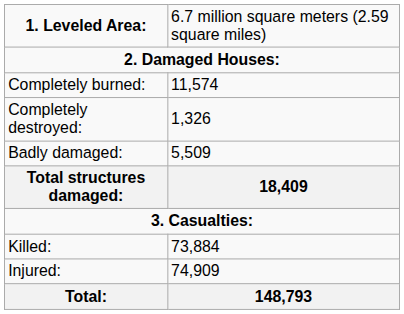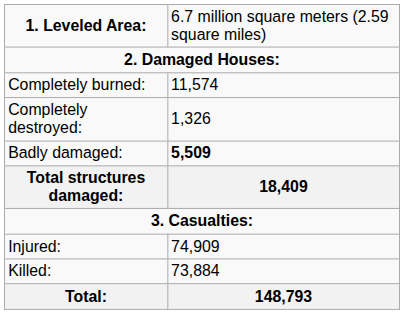(191, 153) normal -> (191, 153) bold
rows swapped: (30, 246) <-> (35, 271)
